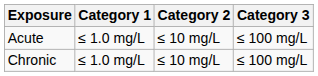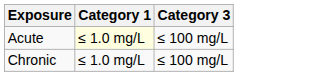- column: (194, 15)
(112, 37) no background -> (112, 37) lightyellow background
